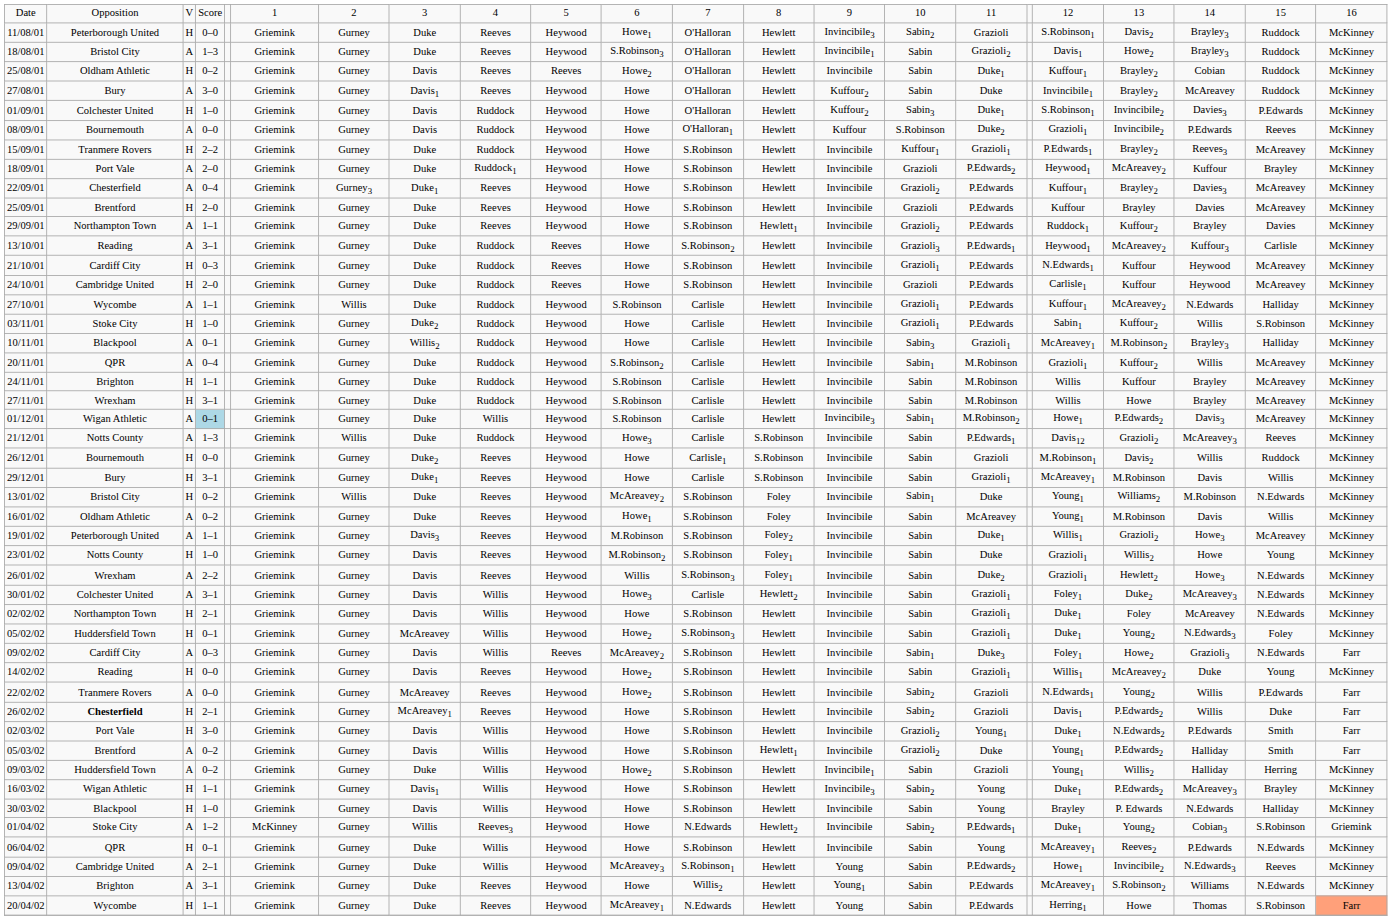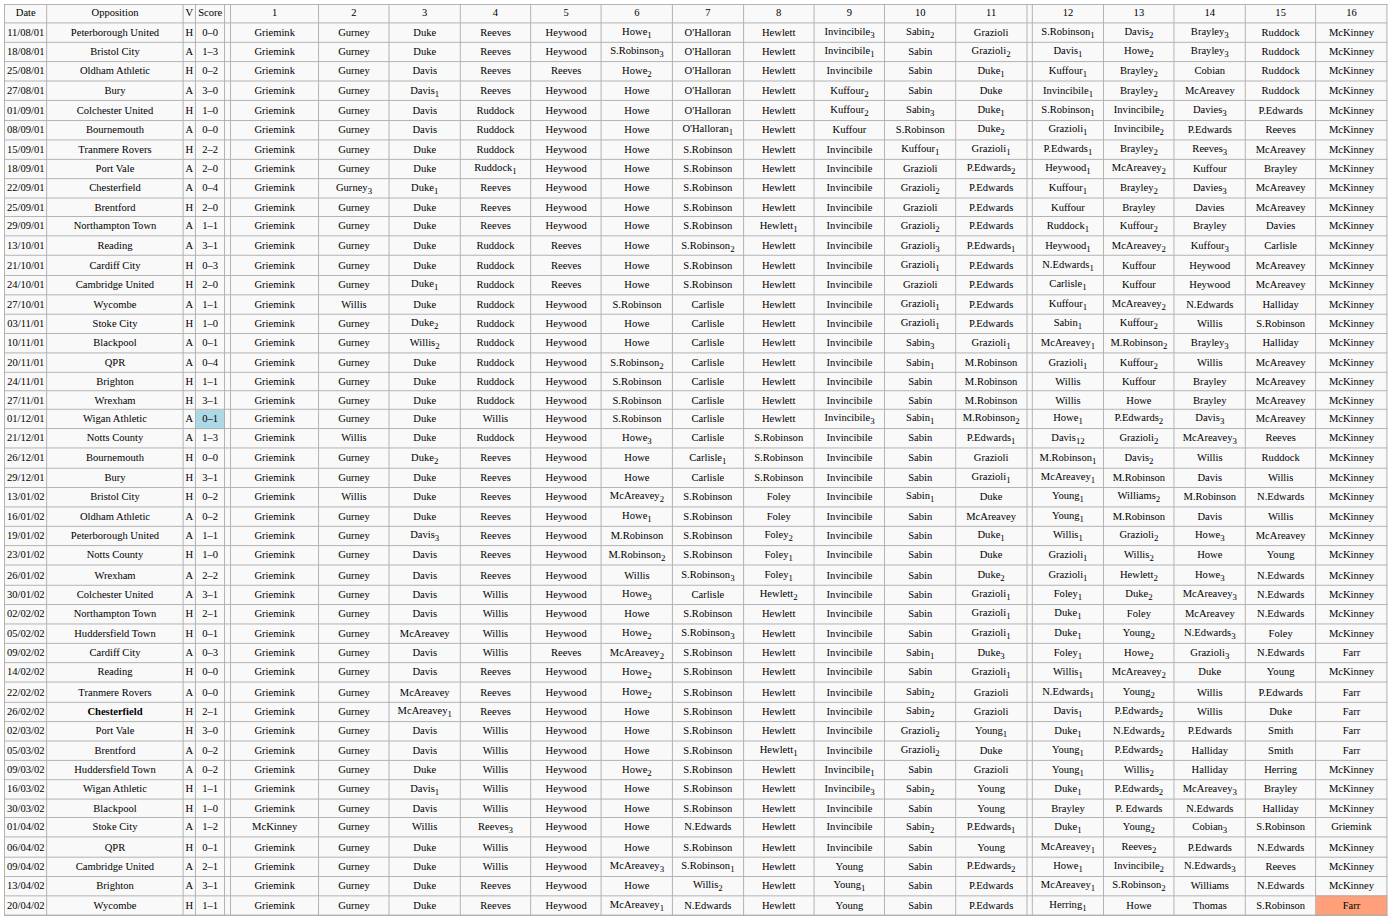(425, 284) Duke -> (425, 285) Duke1
(425, 478) Duke1 -> (425, 477) Duke
(779, 828) Hewlett2 -> (779, 827) Hewlett
